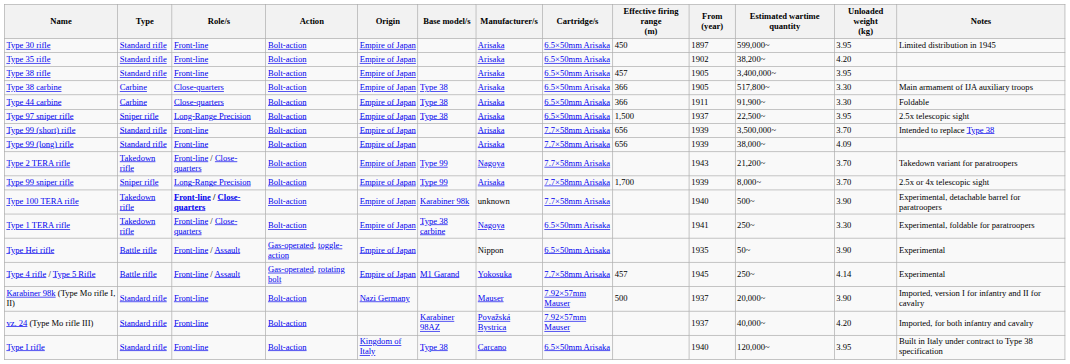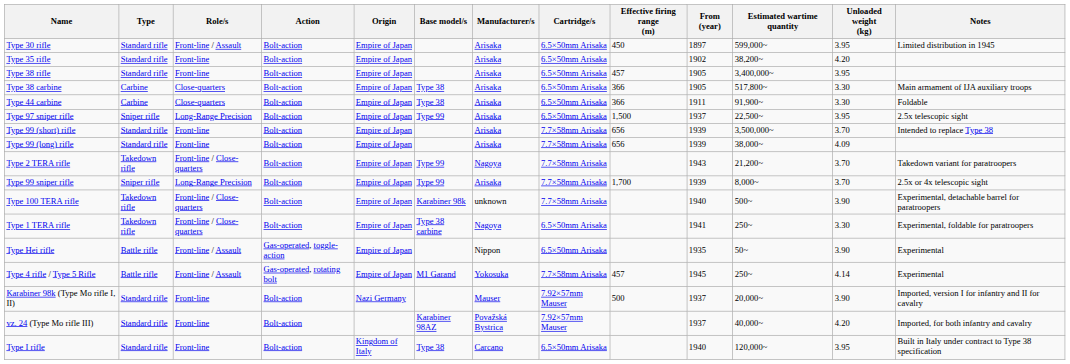(191, 45) Front-line -> (208, 45) Front-line / Assault
(434, 116) Type 38 -> (430, 116) Type 99
(207, 201) bold -> (207, 201) normal
